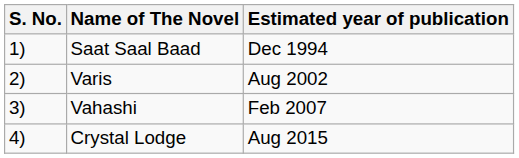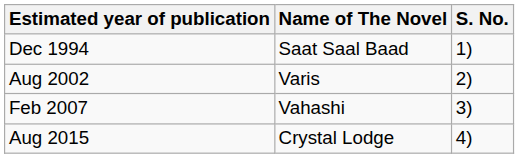columns swapped: (35, 19) <-> (378, 19)
